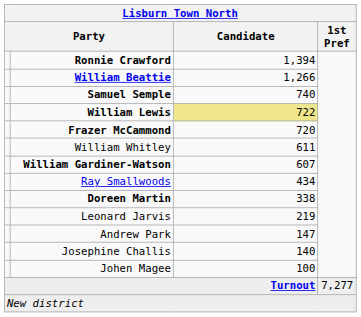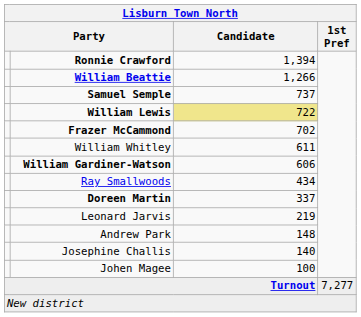(306, 95) 740 -> (306, 95) 737
(306, 130) 720 -> (306, 130) 702
(306, 164) 607 -> (306, 164) 606
(306, 199) 338 -> (306, 199) 337
(306, 234) 147 -> (306, 234) 148
